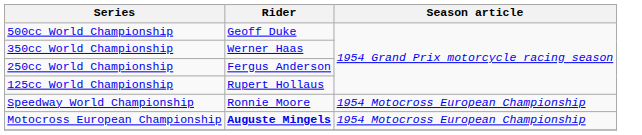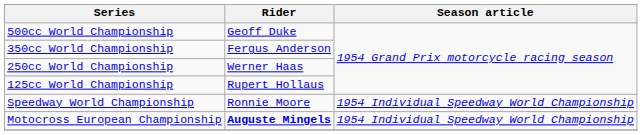(265, 49) Werner Haas -> (279, 49) Fergus Anderson
(279, 67) Fergus Anderson -> (265, 67) Werner Haas
(461, 103) 1954 Motocross European Championship -> (485, 103) 1954 Individual Speedway World Championship
(461, 121) 1954 Motocross European Championship -> (485, 121) 1954 Individual Speedway World Championship
